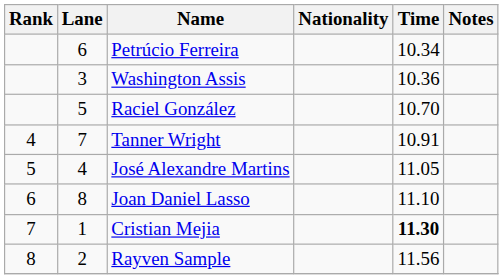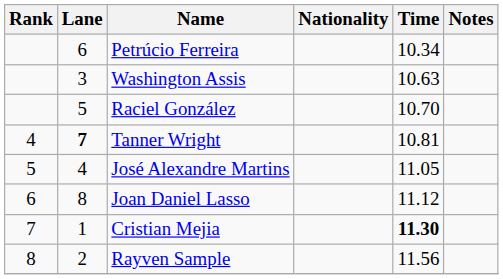(418, 79) 10.36 -> (418, 79) 10.63
(82, 139) normal -> (82, 139) bold
(418, 139) 10.91 -> (418, 139) 10.81
(418, 199) 11.10 -> (418, 199) 11.12
